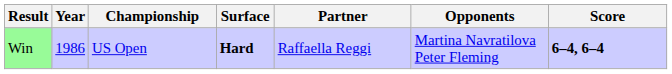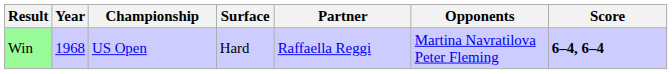(70, 48) 1986 -> (70, 48) 1968
(237, 48) bold -> (235, 48) normal
